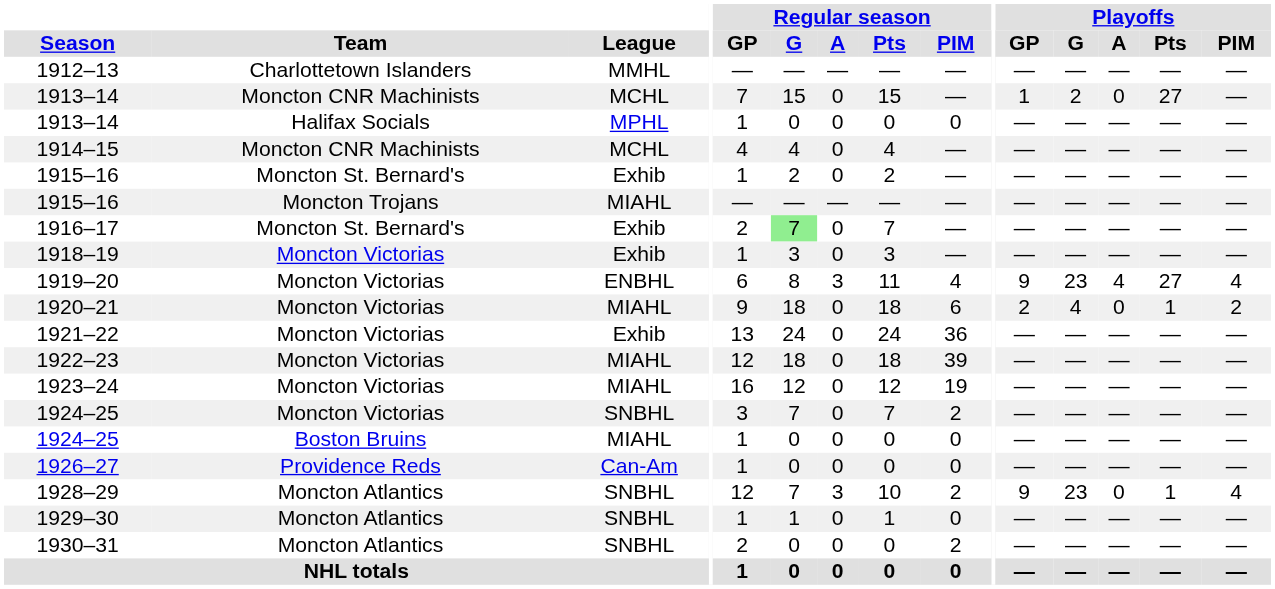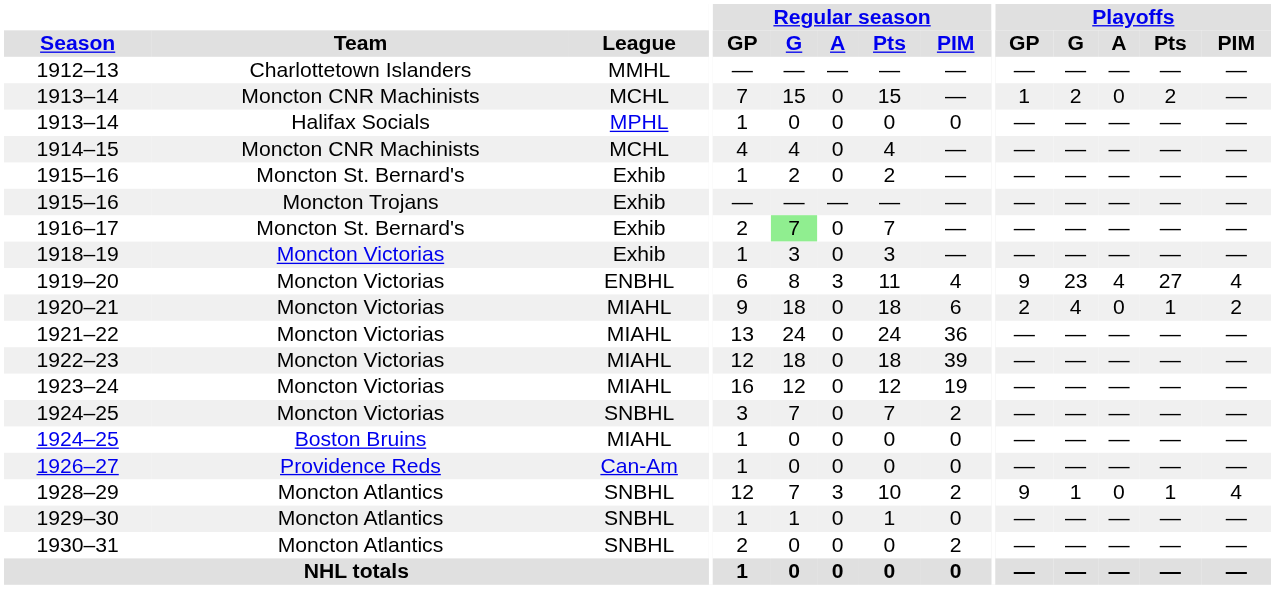(1170, 96) 27 -> (1170, 96) 2
(639, 201) MIAHL -> (639, 201) Exhib
(639, 333) Exhib -> (639, 333) MIAHL
(1076, 492) 23 -> (1076, 492) 1
